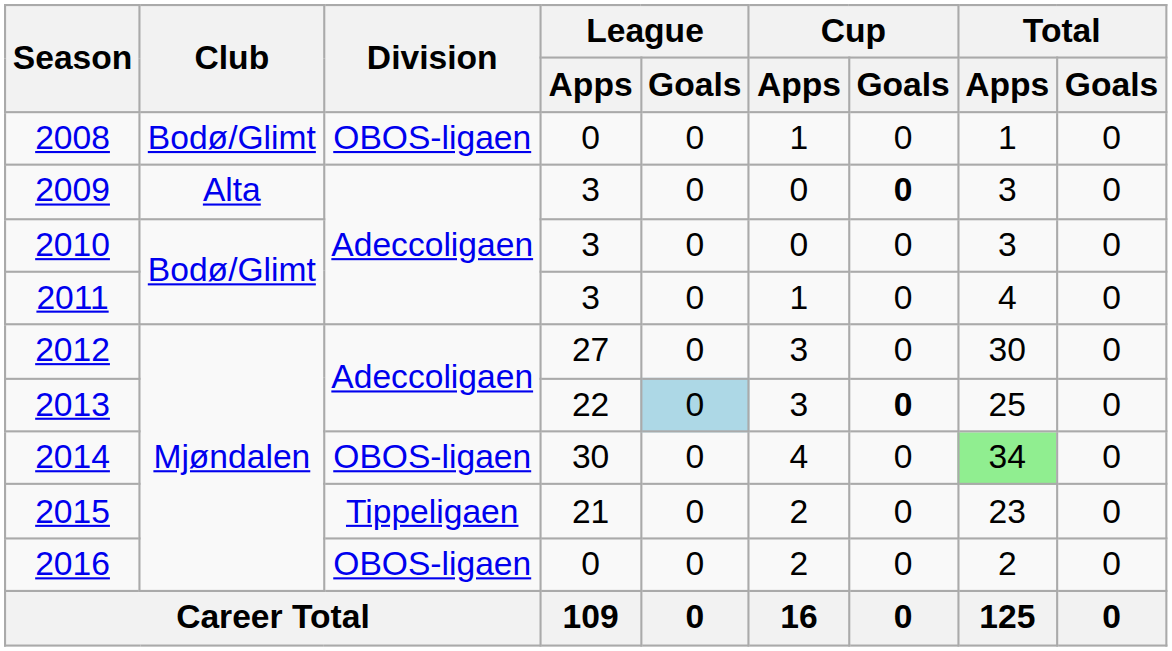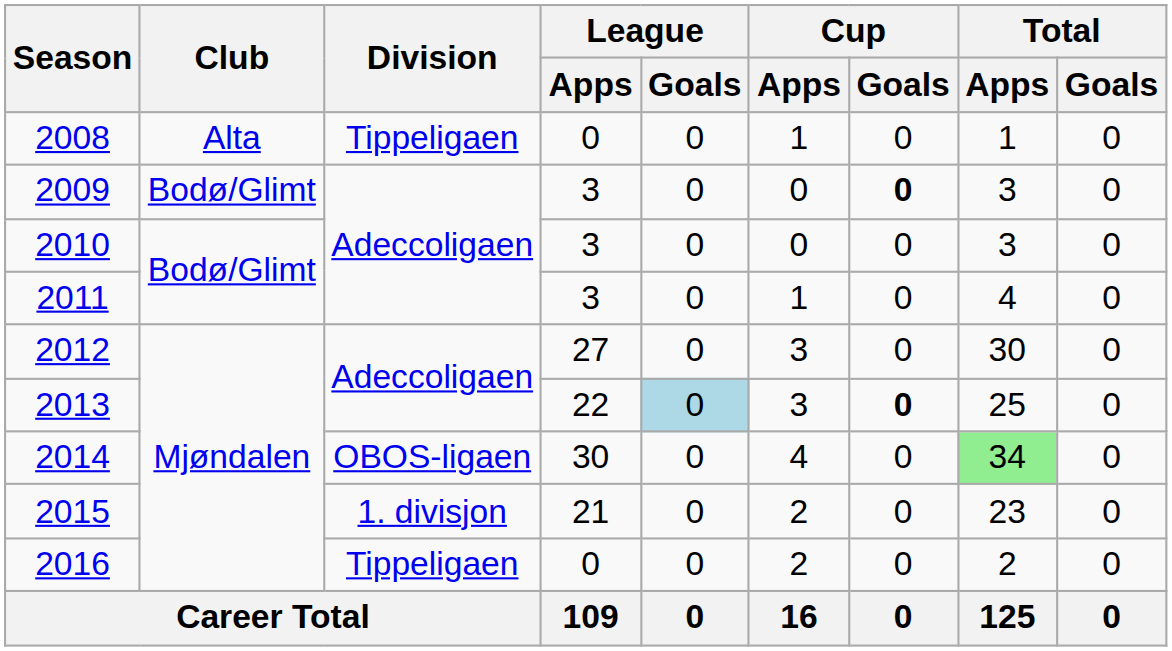(232, 137) Bodø/Glimt -> (232, 137) Alta
(432, 137) OBOS-ligaen -> (432, 137) Tippeligaen
(232, 191) Alta -> (232, 191) Bodø/Glimt
(432, 510) Tippeligaen -> (432, 510) 1. divisjon
(432, 564) OBOS-ligaen -> (432, 564) Tippeligaen
